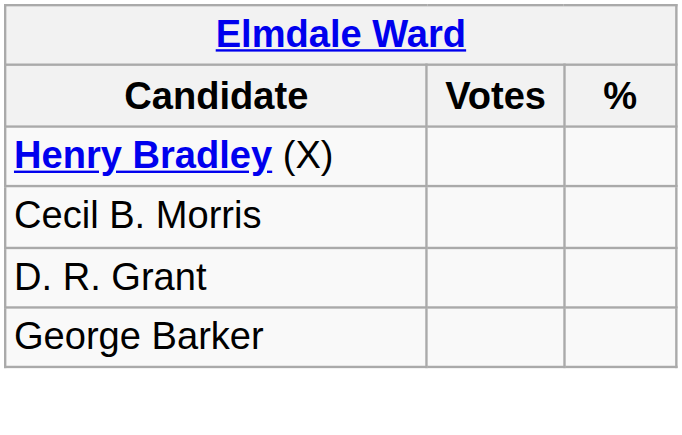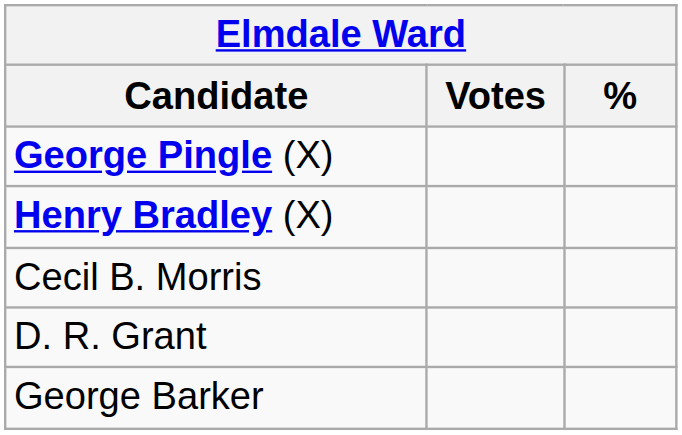+ row: (174, 155)
